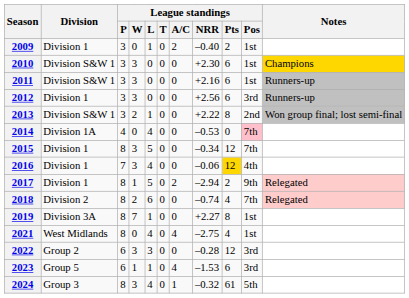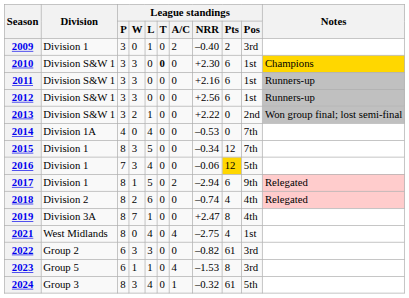(250, 47) 1st -> (251, 47) 3rd
(162, 64) normal -> (162, 64) bold
(66, 98) Division 1 -> (79, 98) Division S&W 1
(251, 98) 3rd -> (250, 98) 1st
(227, 115) 8 -> (227, 115) 0
(251, 132) pink background -> (251, 132) no background
(251, 166) 4th -> (251, 166) 5th
(227, 183) 2 -> (227, 183) 6
(251, 200) 7th -> (251, 200) 4th
(207, 217) +2.27 -> (207, 217) +2.47
(250, 217) 1st -> (251, 217) 4th
(207, 251) –0.28 -> (207, 251) –0.82
(230, 251) 12 -> (230, 251) 61
(227, 268) 6 -> (227, 268) 8
